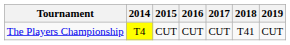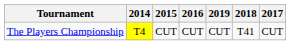columns swapped: (219, 13) <-> (272, 13)
